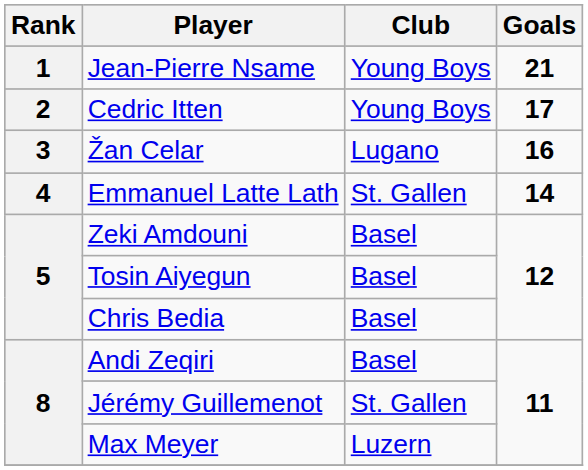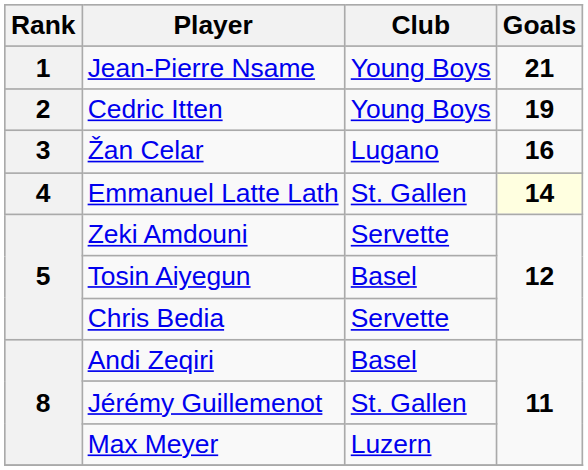(540, 109) 17 -> (540, 109) 19
(540, 192) no background -> (540, 192) lightyellow background
(384, 234) Basel -> (400, 234) Servette
(384, 318) Basel -> (400, 318) Servette
